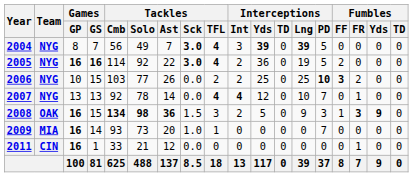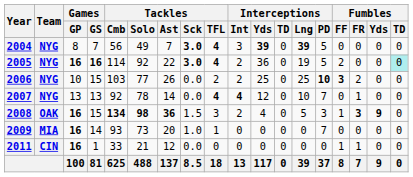(399, 63) no background -> (399, 63) paleturquoise background
(263, 113) 5 -> (263, 113) 4
(304, 113) 9 -> (304, 113) 5
(341, 147) 0 -> (341, 147) 1
